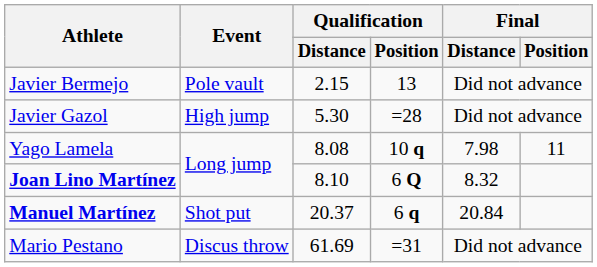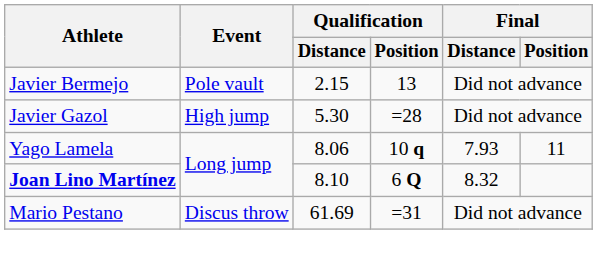(332, 148) 8.08 -> (332, 148) 8.06
(481, 148) 7.98 -> (481, 148) 7.93
- row: (82, 213)
